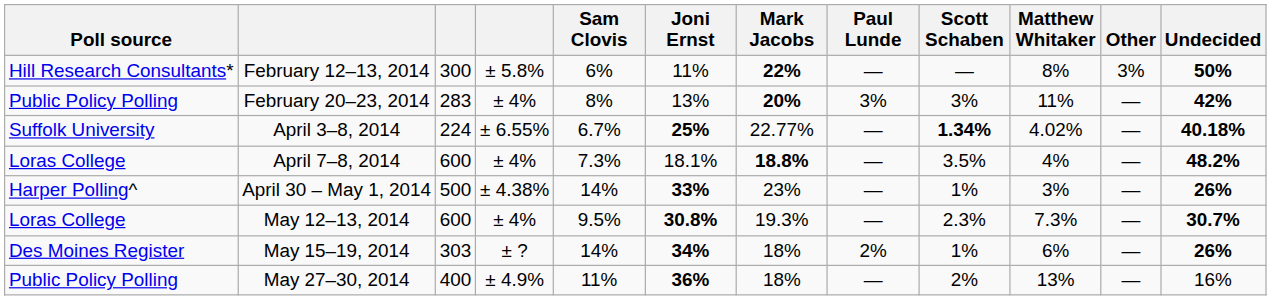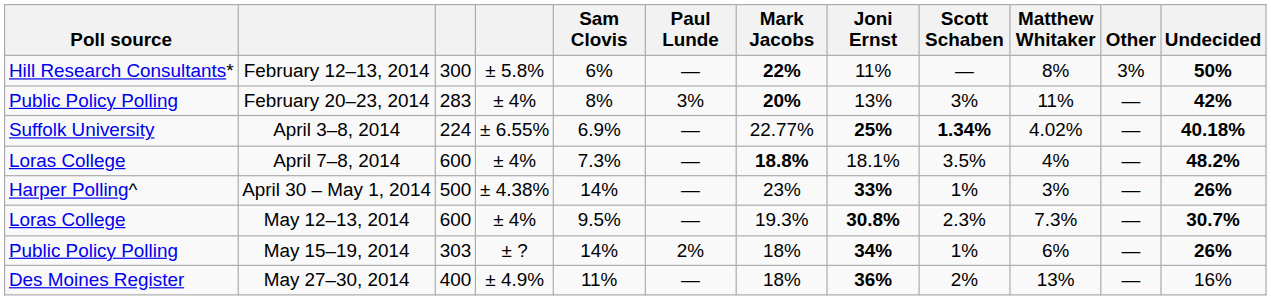columns swapped: (690, 30) <-> (873, 30)
(599, 130) 6.7% -> (599, 130) 6.9%
(97, 250) Des Moines Register -> (93, 250) Public Policy Polling
(93, 280) Public Policy Polling -> (97, 280) Des Moines Register
